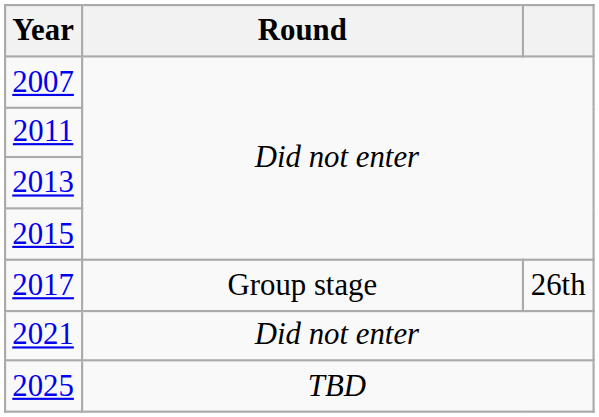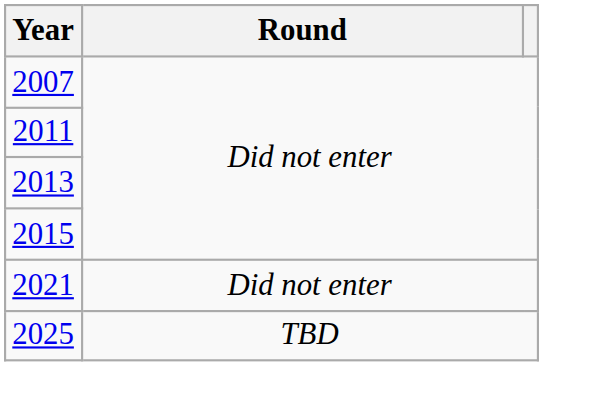- row: (43, 284)
